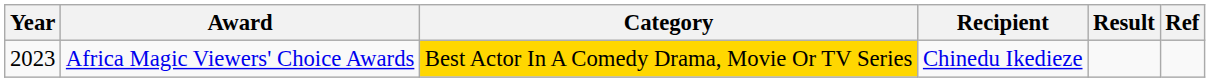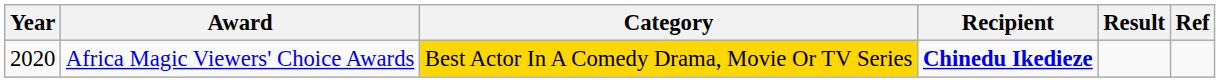(33, 58) 2023 -> (33, 58) 2020
(1003, 58) normal -> (1008, 58) bold
